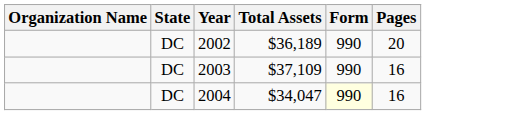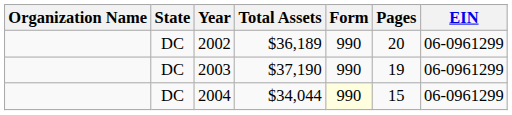+ column: (464, 17)
(295, 69) $37,109 -> (295, 69) $37,190
(396, 69) 16 -> (396, 69) 19
(295, 95) $34,047 -> (295, 95) $34,044
(396, 95) 16 -> (396, 95) 15
